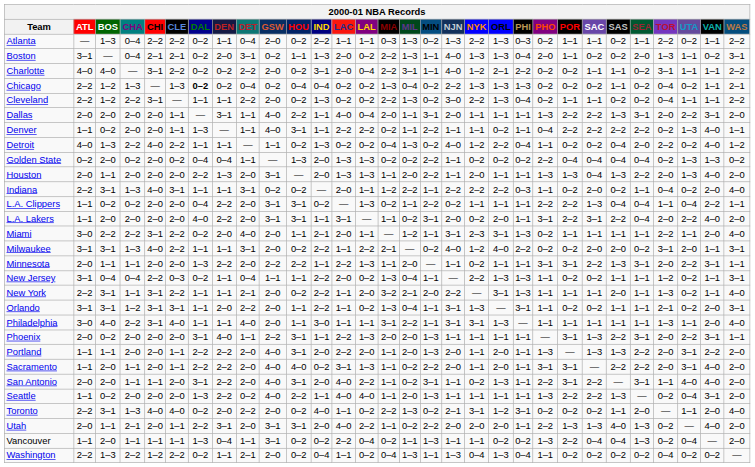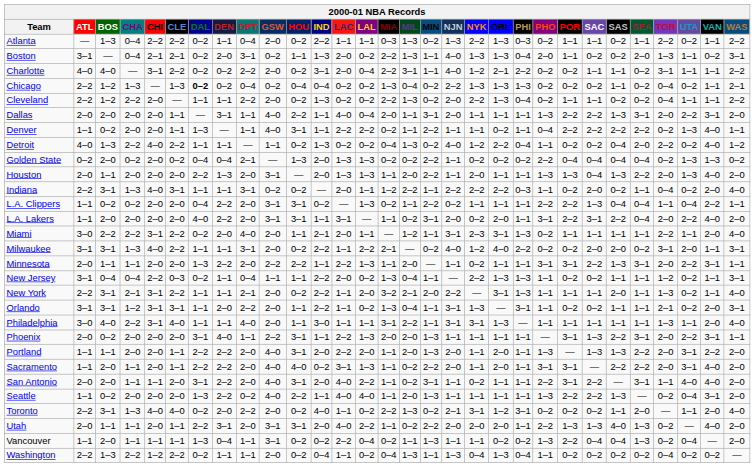(155, 101) 3–1 -> (155, 101) 2–0
(453, 101) 3–0 -> (453, 101) 2–0
(248, 160) 1–1 -> (248, 160) 2–1
(133, 293) 1–1 -> (133, 293) 2–1
(501, 382) 1–3 -> (501, 382) 1–1
(133, 426) 2–1 -> (133, 426) 1–1
(248, 456) 2–1 -> (248, 456) 1–1
